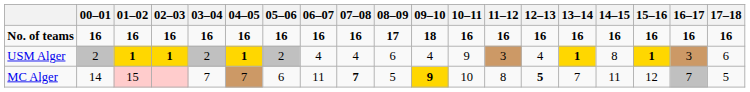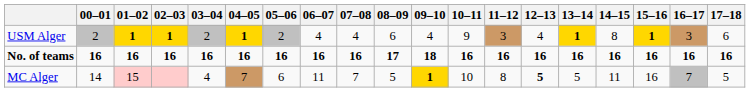rows swapped: (41, 35) <-> (36, 56)
(207, 77) 7 -> (207, 77) 4
(356, 77) bold -> (356, 77) normal
(430, 77) 9 -> (430, 77) 1
(577, 77) 7 -> (577, 77) 5
(652, 77) 12 -> (652, 77) 16
